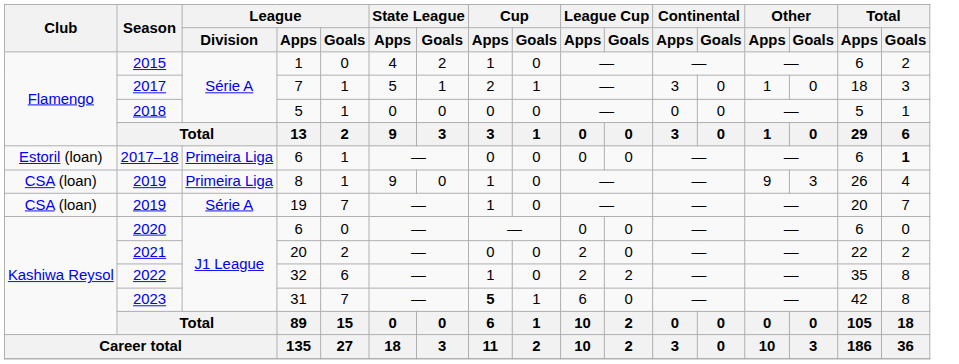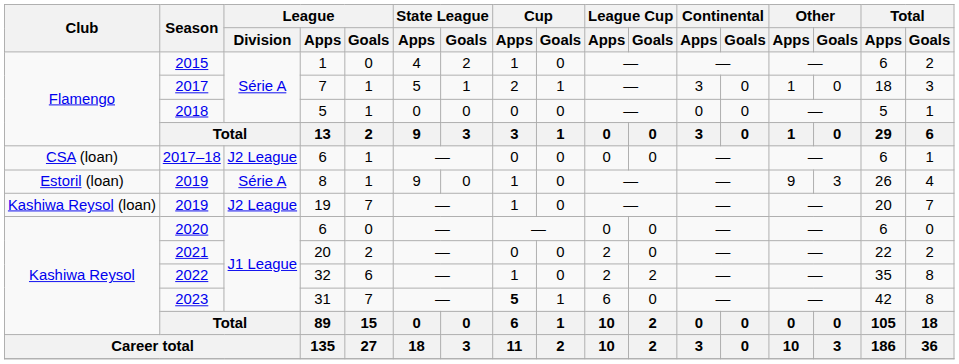(61, 157) Estoril (loan) -> (82, 157) CSA (loan)
(229, 157) Primeira Liga -> (262, 157) J2 League
(906, 157) bold -> (930, 157) normal
(61, 181) CSA (loan) -> (82, 181) Estoril (loan)
(229, 181) Primeira Liga -> (262, 181) Série A
(61, 205) CSA (loan) -> (82, 205) Kashiwa Reysol (loan)
(229, 205) Série A -> (262, 205) J2 League
